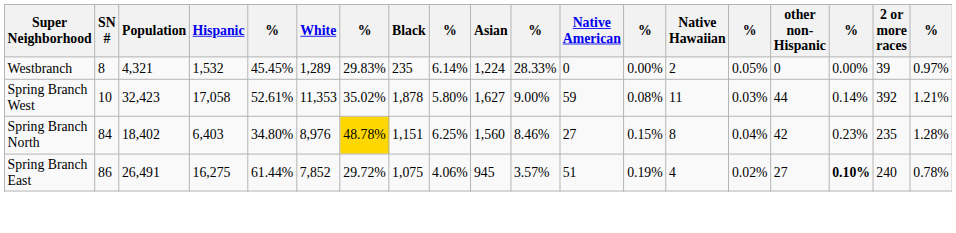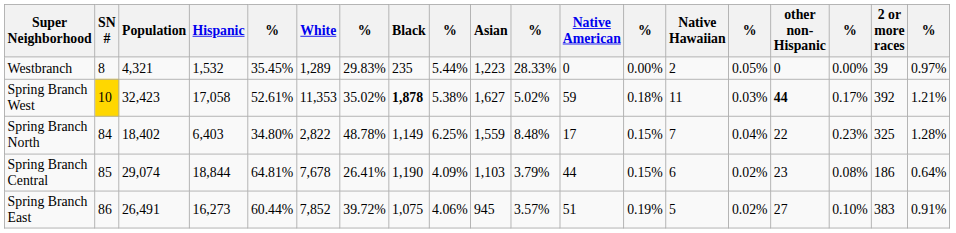(272, 68) 45.45% -> (272, 68) 35.45%
(450, 68) 6.14% -> (450, 68) 5.44%
(489, 68) 1,224 -> (489, 68) 1,223
(105, 97) no background -> (105, 97) gold background
(408, 97) normal -> (408, 97) bold
(450, 97) 5.80% -> (450, 97) 5.38%
(532, 97) 9.00% -> (532, 97) 5.02%
(645, 97) 0.08% -> (645, 97) 0.18%
(781, 97) normal -> (781, 97) bold
(850, 97) 0.14% -> (850, 97) 0.17%
(315, 135) 8,976 -> (315, 135) 2,822
(365, 135) gold background -> (365, 135) no background
(408, 135) 1,151 -> (408, 135) 1,149
(489, 135) 1,560 -> (489, 135) 1,559
(532, 135) 8.46% -> (532, 135) 8.48%
(570, 135) 27 -> (570, 135) 17
(672, 135) 8 -> (672, 135) 7
(781, 135) 42 -> (781, 135) 22
(887, 135) 235 -> (884, 135) 325
+ row: (48, 172)
(211, 172) 16,275 -> (211, 209) 16,273
(272, 172) 61.44% -> (272, 209) 60.44%
(365, 172) 29.72% -> (365, 209) 39.72%
(672, 172) 4 -> (672, 209) 5
(851, 172) bold -> (850, 209) normal
(887, 172) 240 -> (884, 209) 383
(931, 172) 0.78% -> (929, 209) 0.91%
